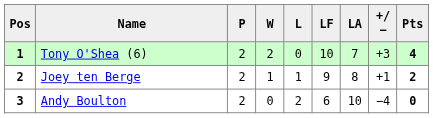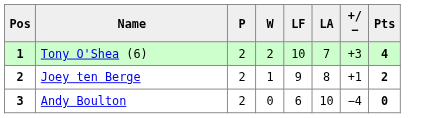- column: (298, 23)
